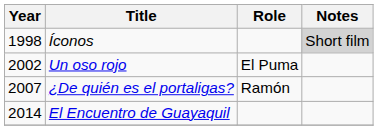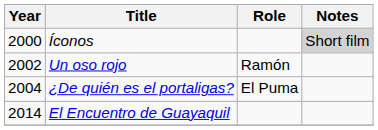(25, 40) 1998 -> (25, 40) 2000
(270, 64) El Puma -> (265, 64) Ramón
(25, 88) 2007 -> (25, 88) 2004
(265, 88) Ramón -> (270, 88) El Puma
